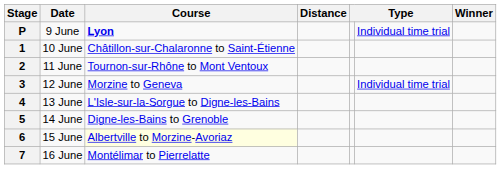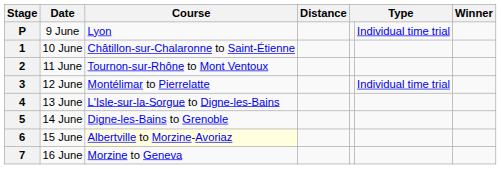(101, 31) bold -> (100, 31) normal
(135, 84) Morzine to Geneva -> (149, 84) Montélimar to Pierrelatte
(149, 155) Montélimar to Pierrelatte -> (135, 155) Morzine to Geneva
